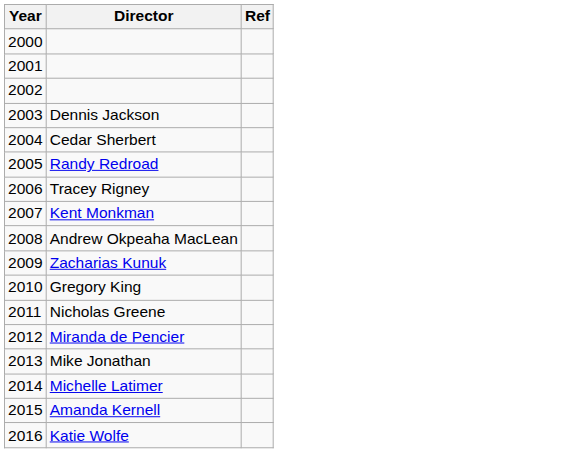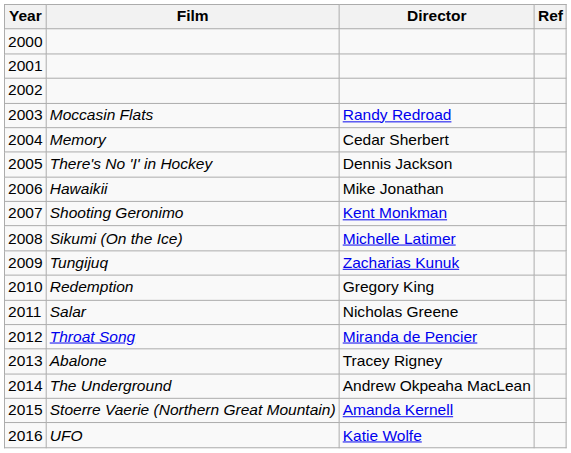+ column: (193, 16)
(105, 115) Dennis Jackson -> (397, 115) Randy Redroad
(104, 164) Randy Redroad -> (397, 164) Dennis Jackson
(99, 189) Tracey Rigney -> (393, 189) Mike Jonathan
(144, 238) Andrew Okpeaha MacLean -> (399, 238) Michelle Latimer
(100, 361) Mike Jonathan -> (392, 361) Tracey Rigney
(106, 386) Michelle Latimer -> (437, 386) Andrew Okpeaha MacLean
